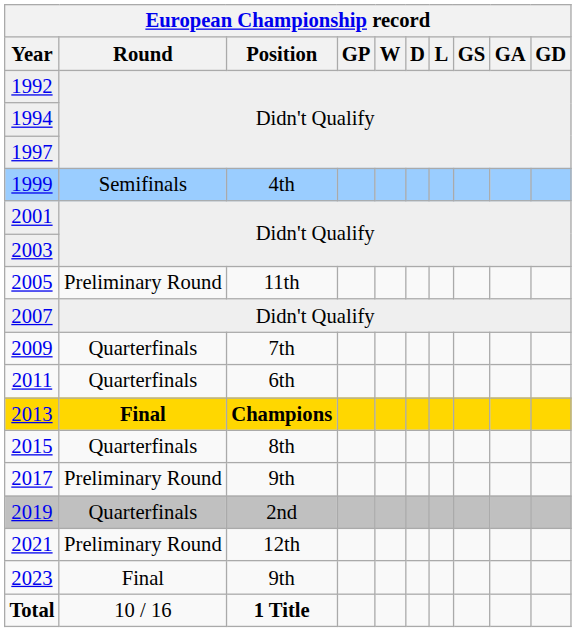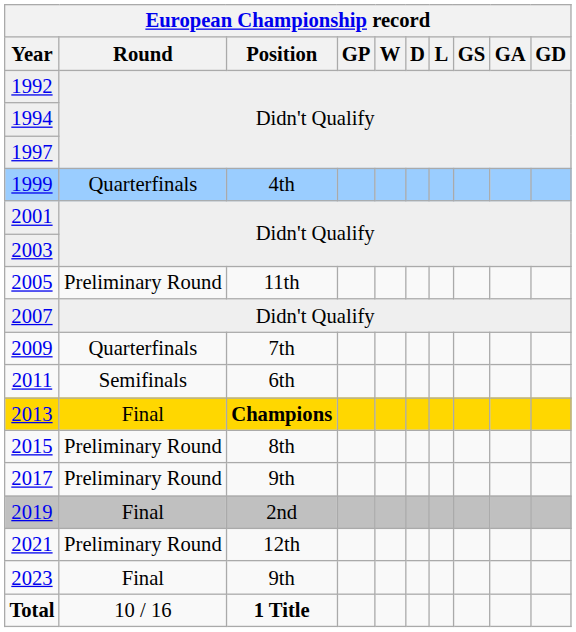(143, 184) Semifinals -> (143, 184) Quarterfinals
(143, 380) Quarterfinals -> (143, 380) Semifinals
(143, 413) bold -> (143, 413) normal
(143, 446) Quarterfinals -> (143, 446) Preliminary Round
(143, 511) Quarterfinals -> (143, 511) Final
